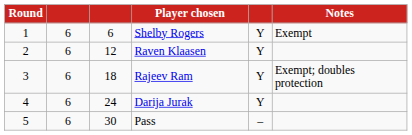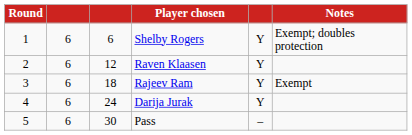(293, 32) Exempt -> (315, 39) Exempt; doubles protection
(315, 76) Exempt; doubles protection -> (293, 83) Exempt
